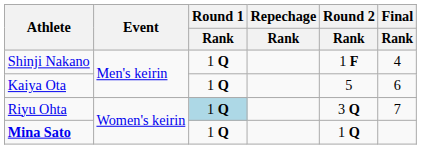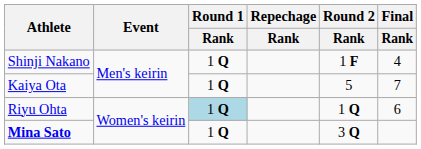(397, 85) 6 -> (397, 85) 7
(349, 109) 3 Q -> (349, 109) 1 Q
(397, 109) 7 -> (397, 109) 6
(349, 132) 1 Q -> (349, 132) 3 Q
